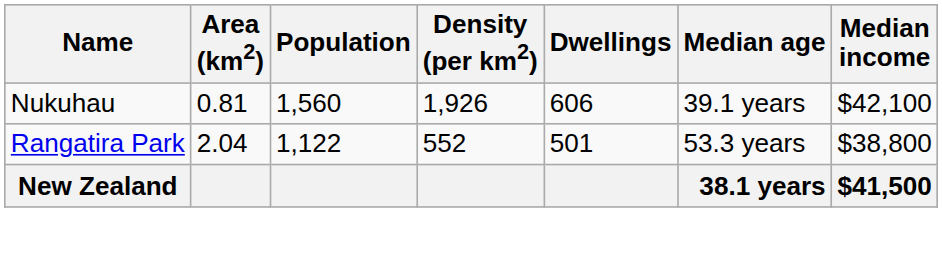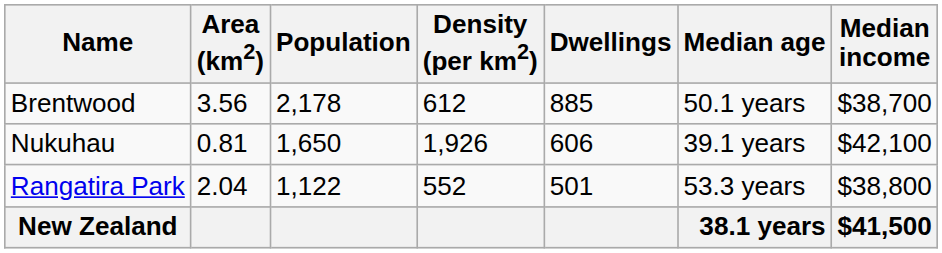+ row: (73, 102)
(309, 102) 1,560 -> (309, 144) 1,650
